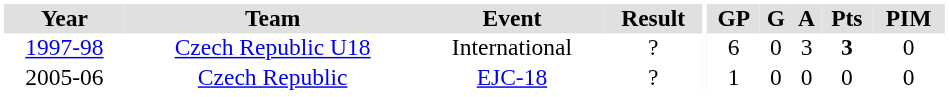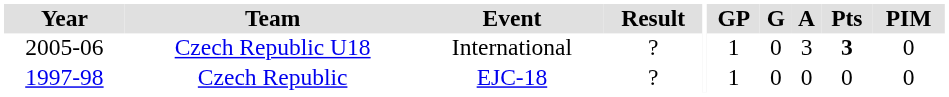(64, 47) 1997-98 -> (64, 47) 2005-06
(734, 47) 6 -> (734, 47) 1
(64, 77) 2005-06 -> (64, 77) 1997-98
